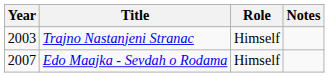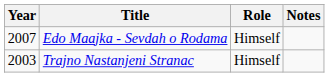rows swapped: (118, 38) <-> (135, 60)
